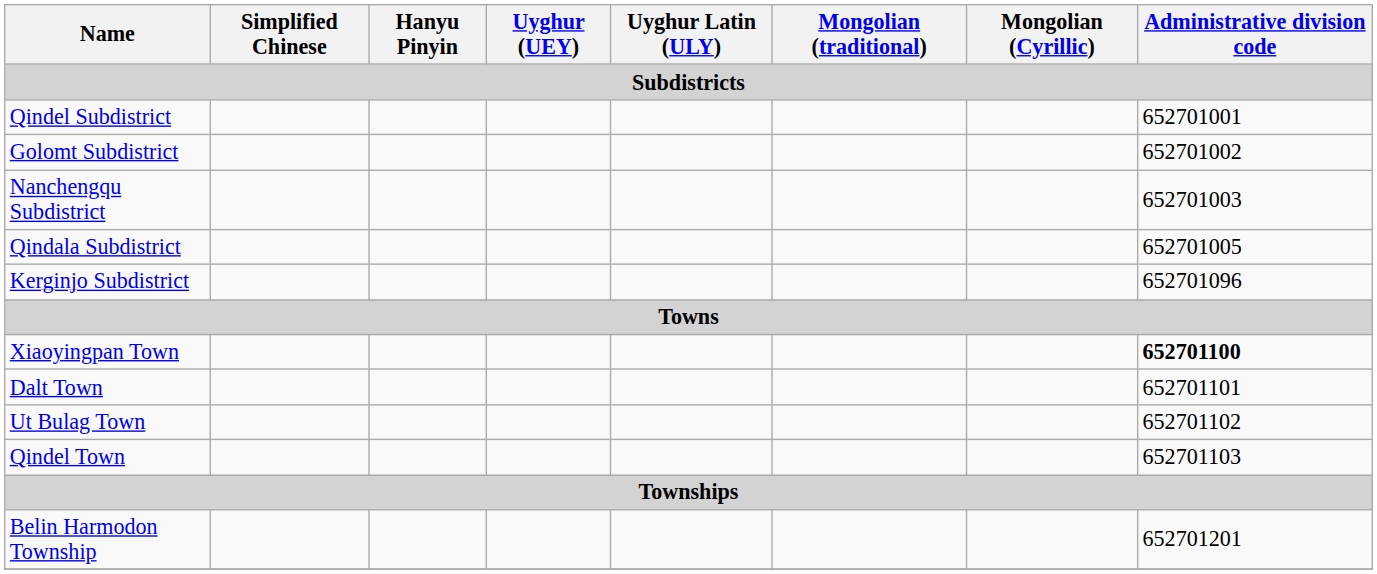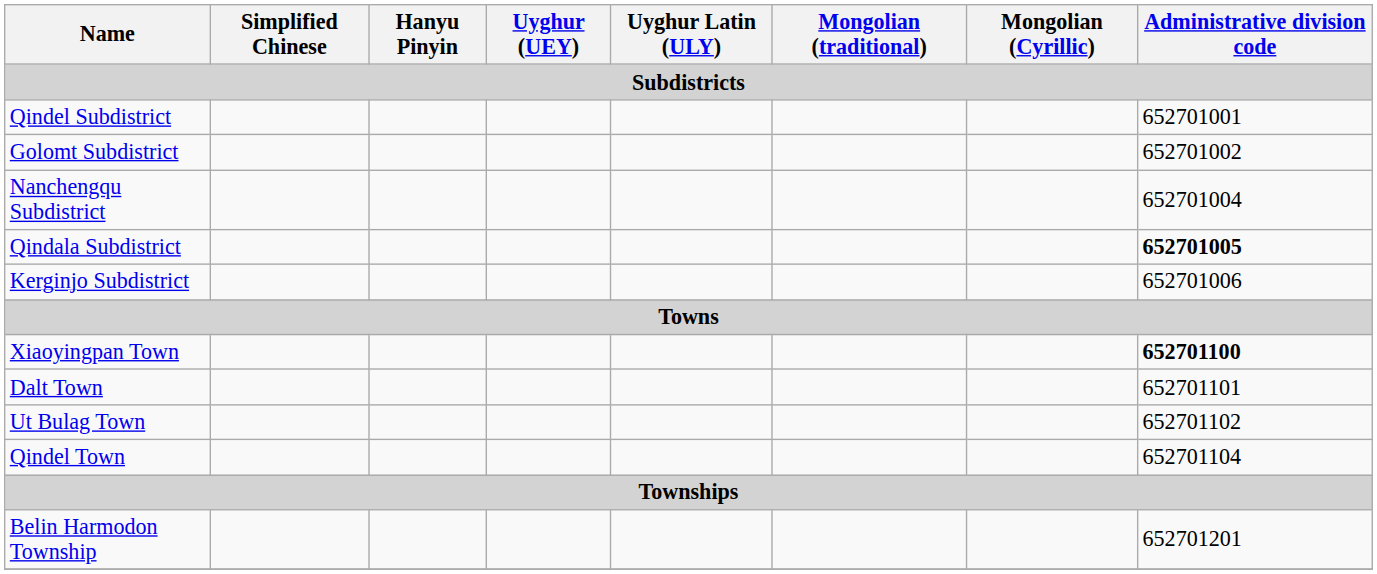(1192, 199) 652701003 -> (1192, 199) 652701004
(1192, 246) normal -> (1192, 246) bold
(1192, 281) 652701096 -> (1192, 281) 652701006
(1192, 456) 652701103 -> (1192, 456) 652701104
